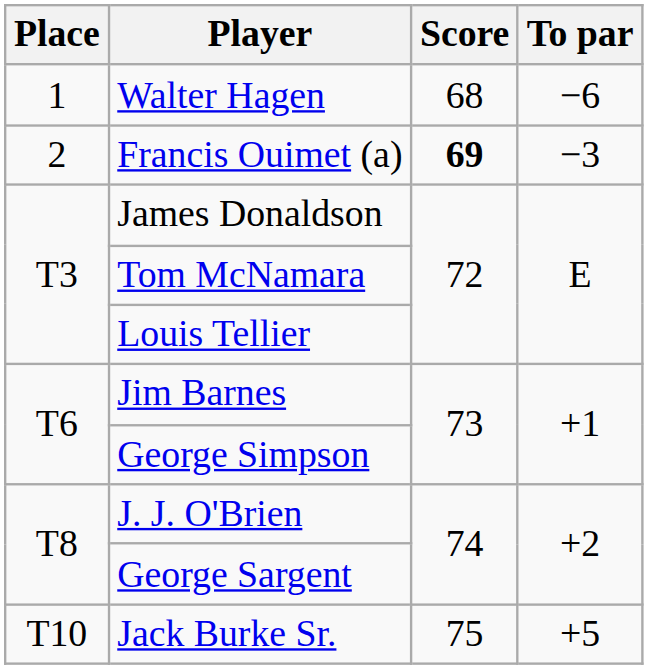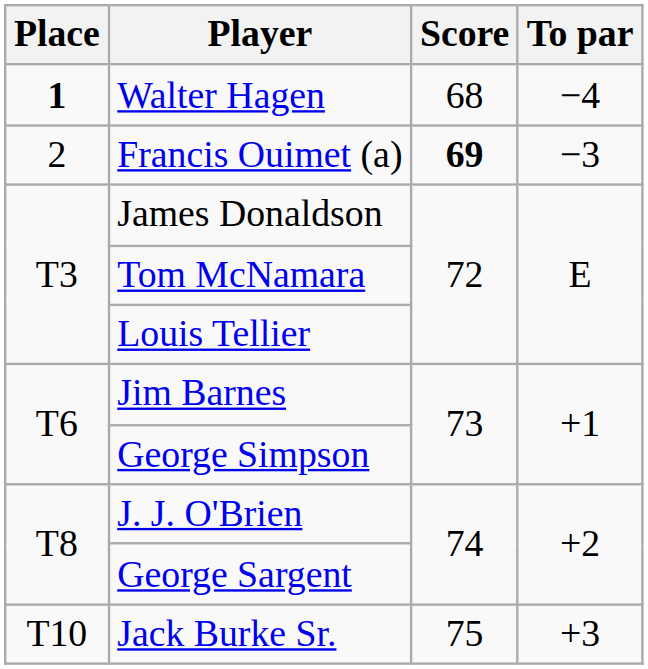(57, 94) normal -> (57, 94) bold
(580, 94) −6 -> (580, 94) −4
(580, 633) +5 -> (580, 633) +3
